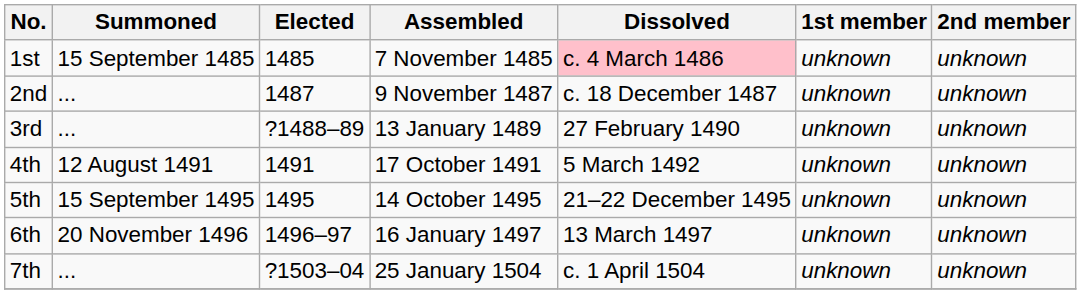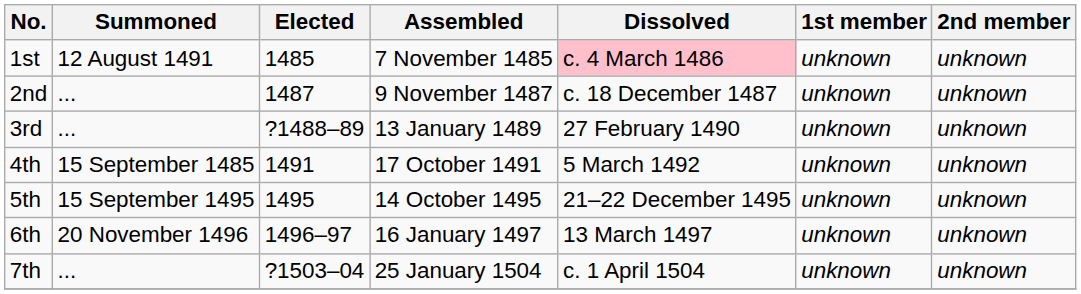(156, 57) 15 September 1485 -> (135, 57) 12 August 1491
(135, 164) 12 August 1491 -> (156, 164) 15 September 1485
